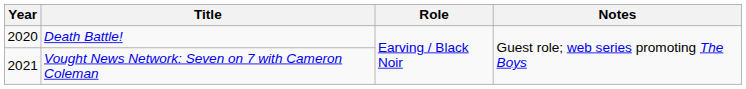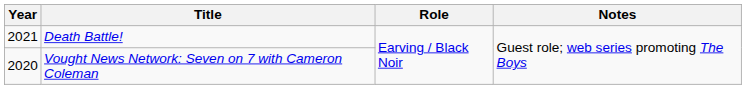(23, 36) 2020 -> (23, 36) 2021
(23, 66) 2021 -> (23, 66) 2020
